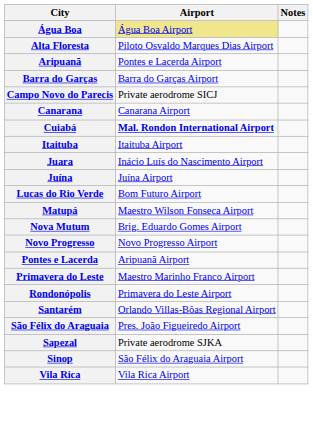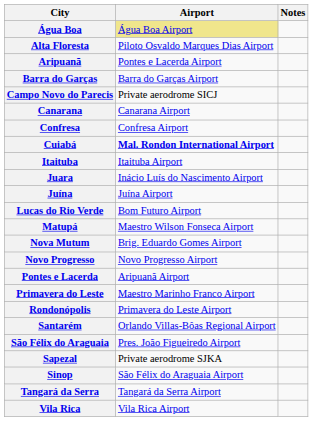+ row: (60, 128)
+ row: (60, 392)
